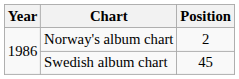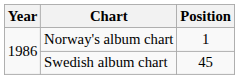(206, 39) 2 -> (206, 39) 1
